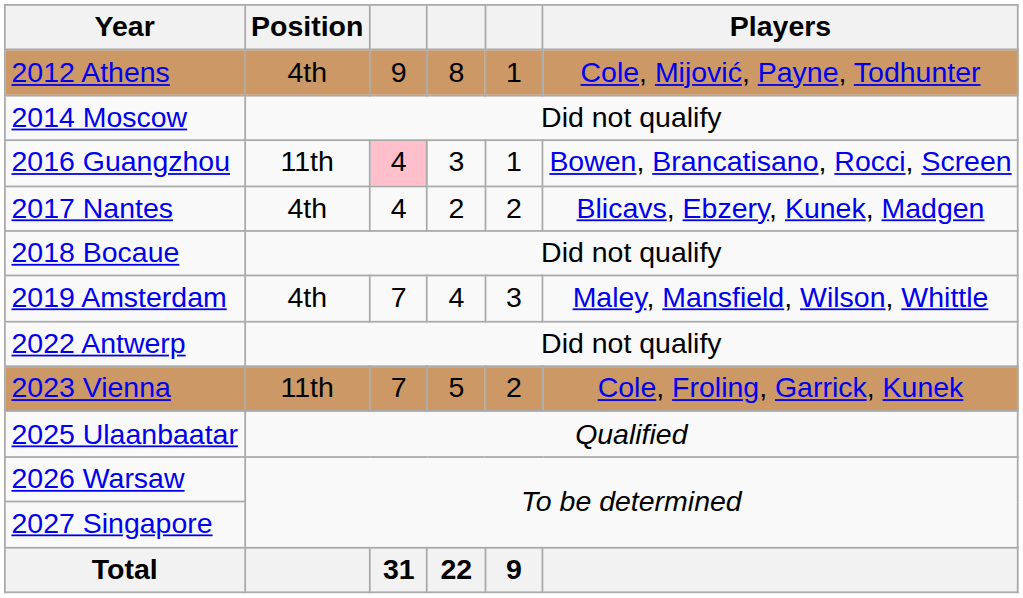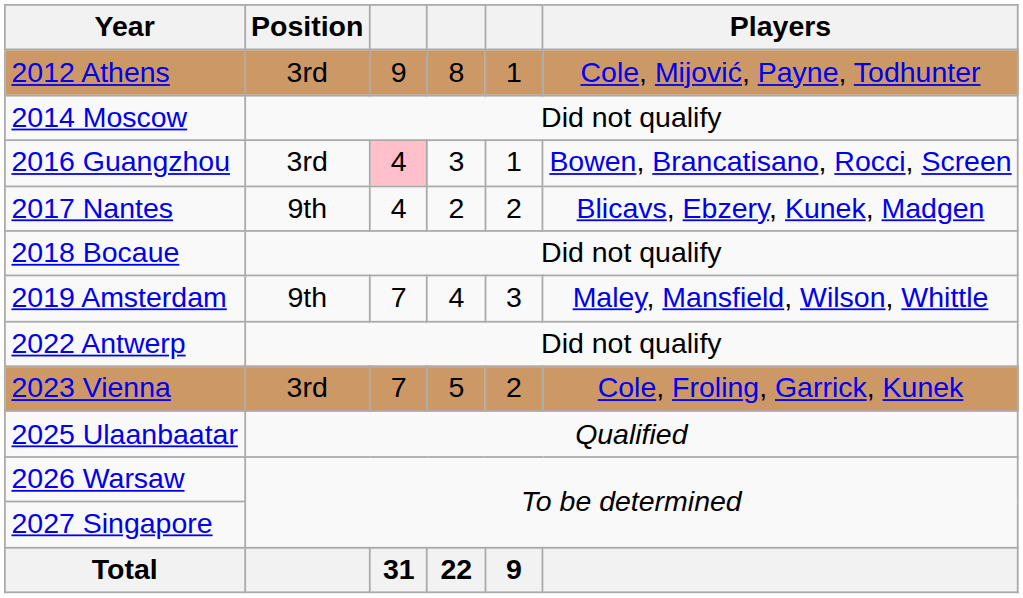(307, 72) 4th -> (307, 72) 3rd
(307, 162) 11th -> (307, 162) 3rd
(307, 207) 4th -> (307, 207) 9th
(307, 298) 4th -> (307, 298) 9th
(307, 388) 11th -> (307, 388) 3rd
